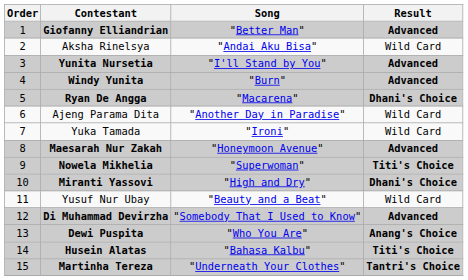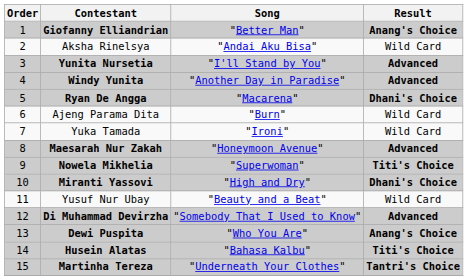(413, 30) Advanced -> (413, 30) Anang's Choice
(267, 81) "Burn" -> (267, 81) "Another Day in Paradise"
(267, 115) "Another Day in Paradise" -> (267, 115) "Burn"
